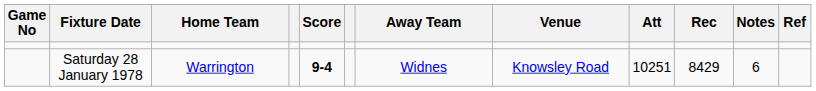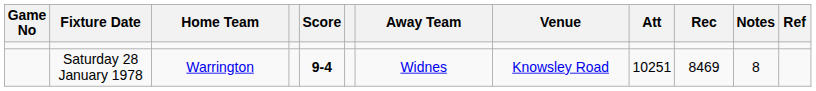(704, 67) 8429 -> (704, 67) 8469
(756, 67) 6 -> (756, 67) 8
